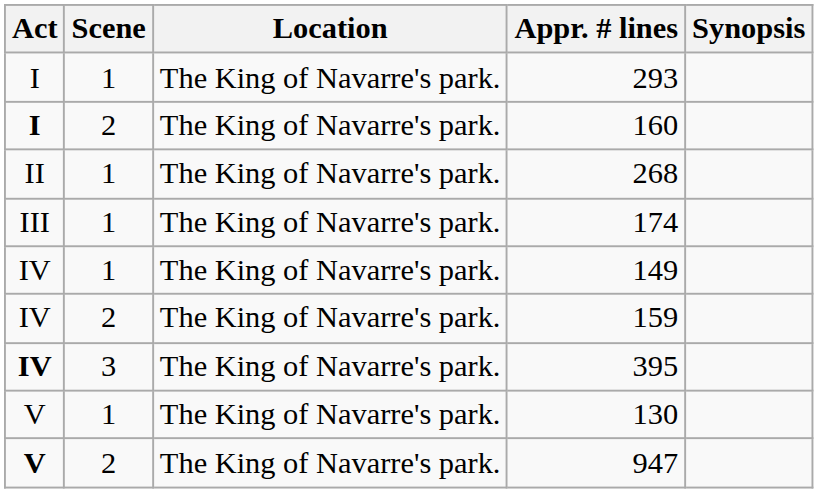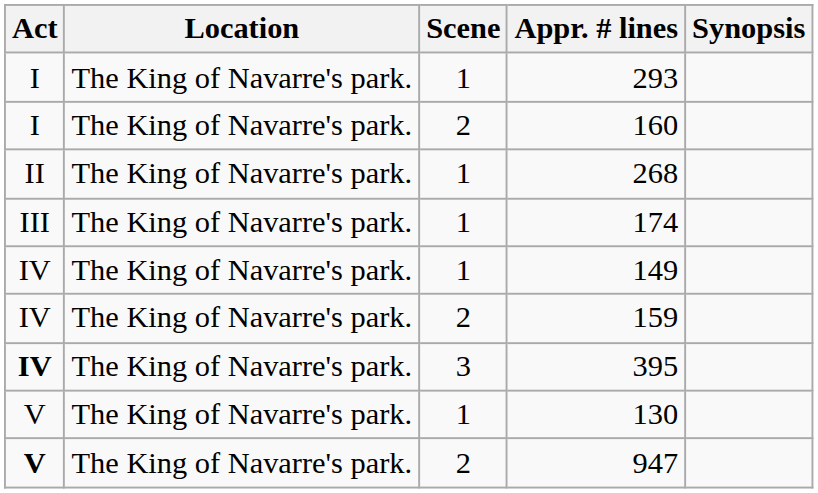columns swapped: (109, 28) <-> (330, 28)
(35, 125) bold -> (35, 125) normal
